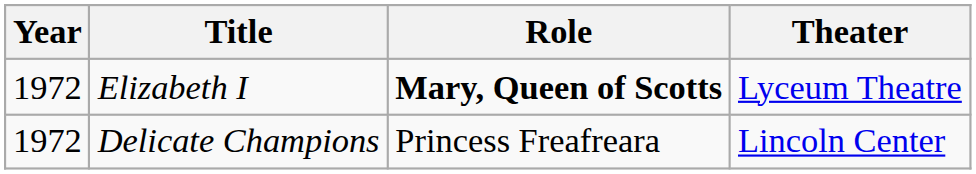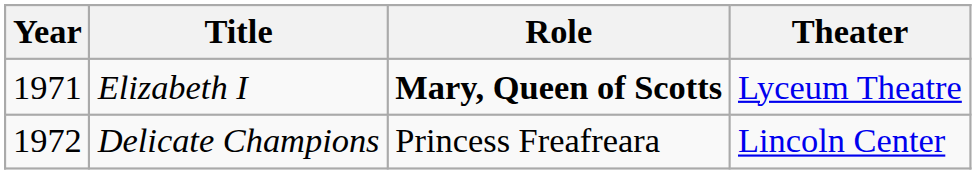(47, 86) 1972 -> (47, 86) 1971
